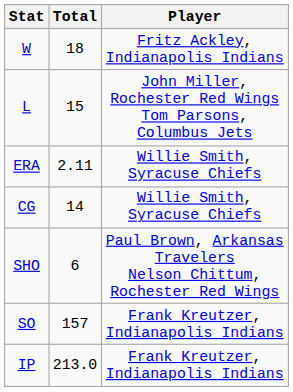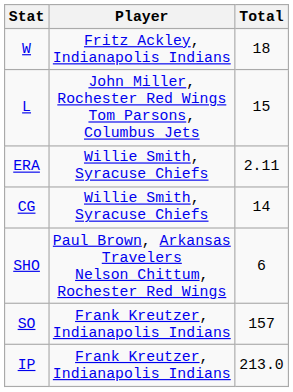columns swapped: (195, 17) <-> (75, 17)
